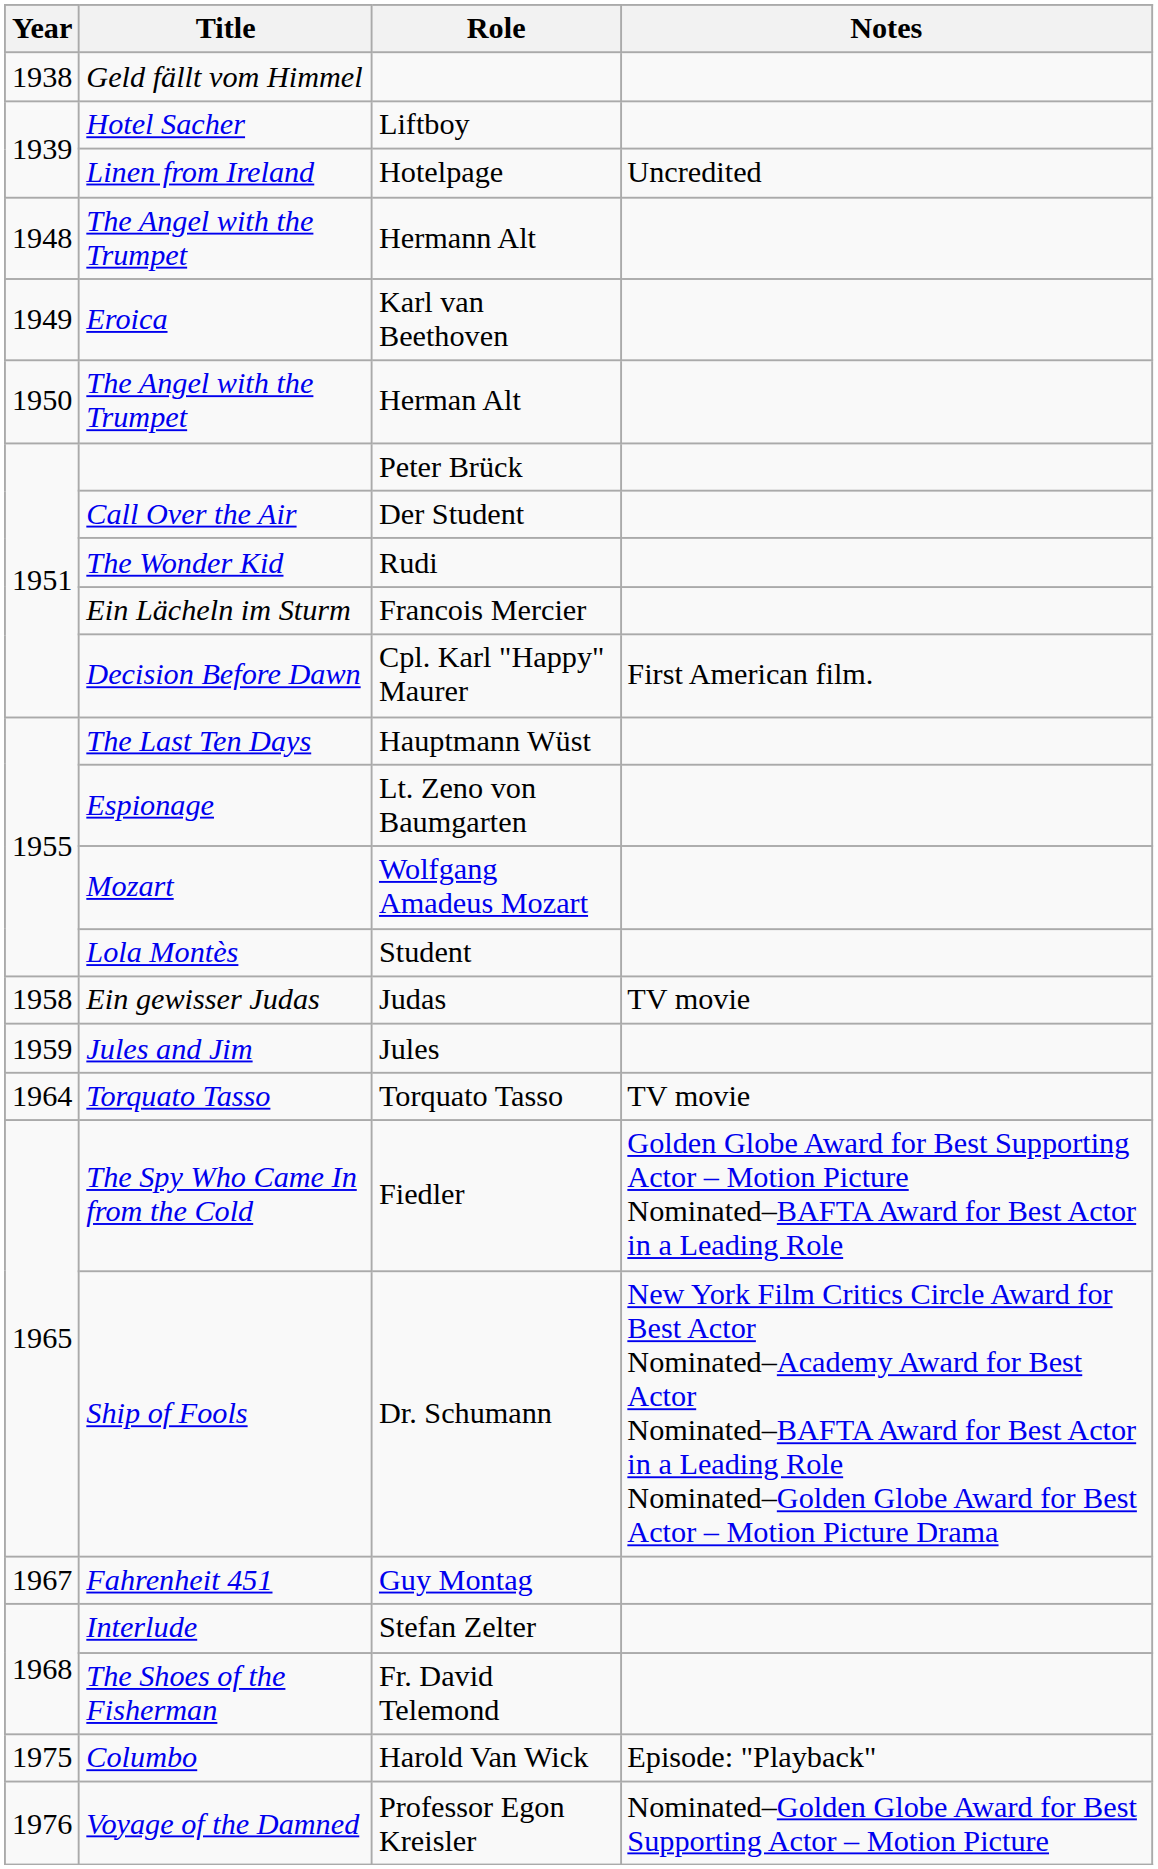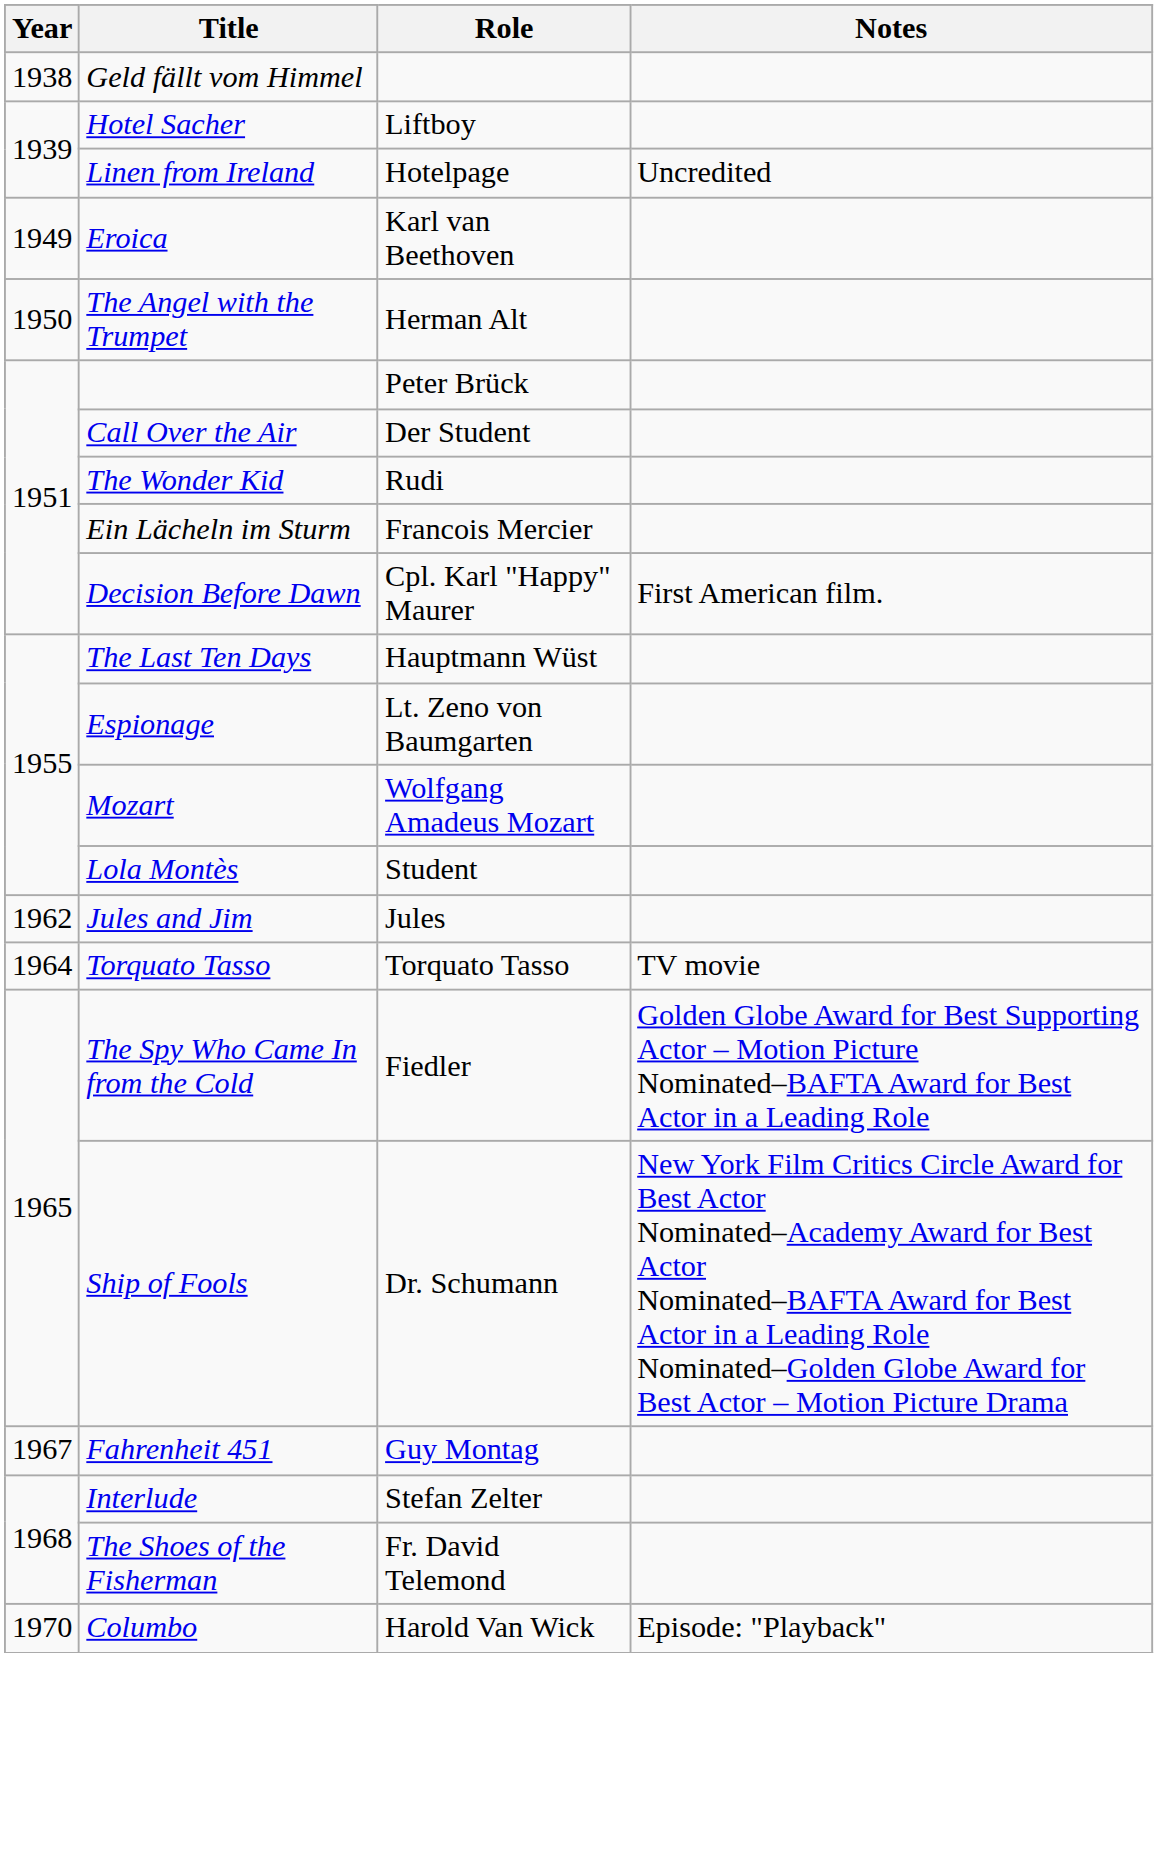- row: (200, 237)
- row: (203, 999)
(42, 1047) 1959 -> (42, 917) 1962
(42, 1757) 1975 -> (42, 1627) 1970
- row: (223, 1822)
